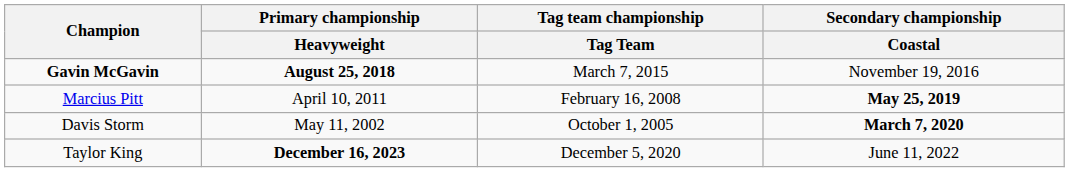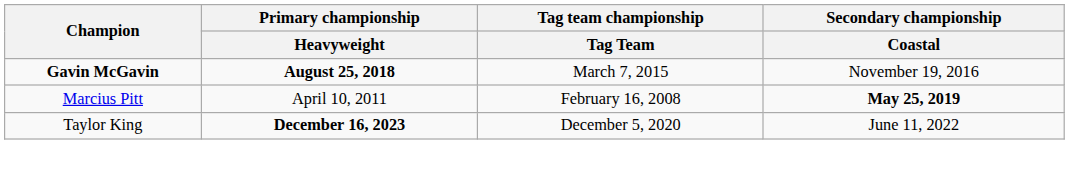- row: (103, 125)
